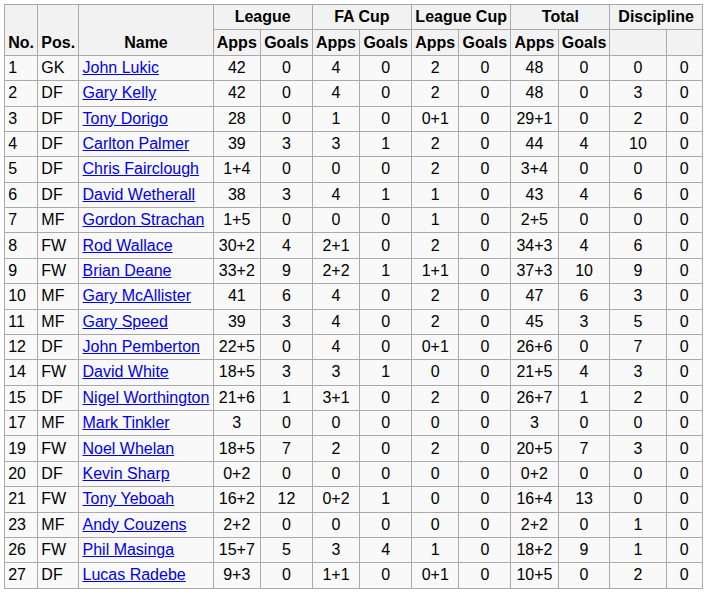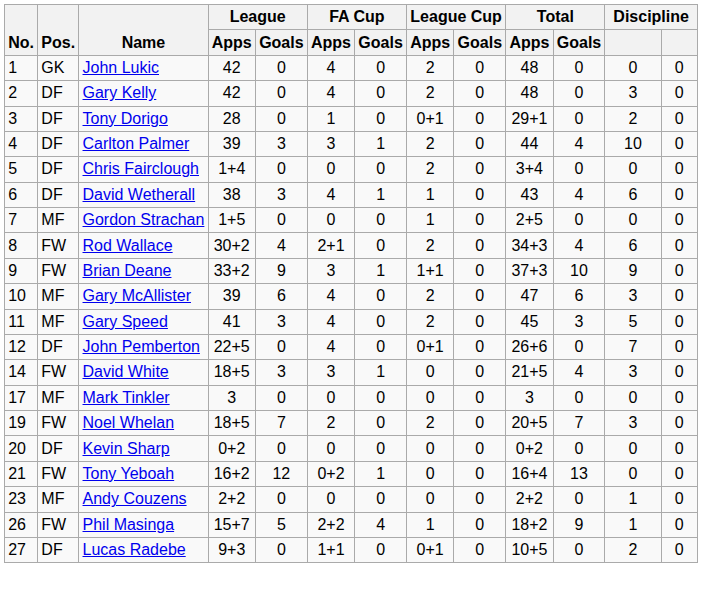(336, 270) 2+2 -> (331, 270) 3
(237, 296) 41 -> (232, 296) 39
(237, 321) 39 -> (232, 321) 41
- row: (146, 397)
(336, 550) 3 -> (331, 524) 2+2
